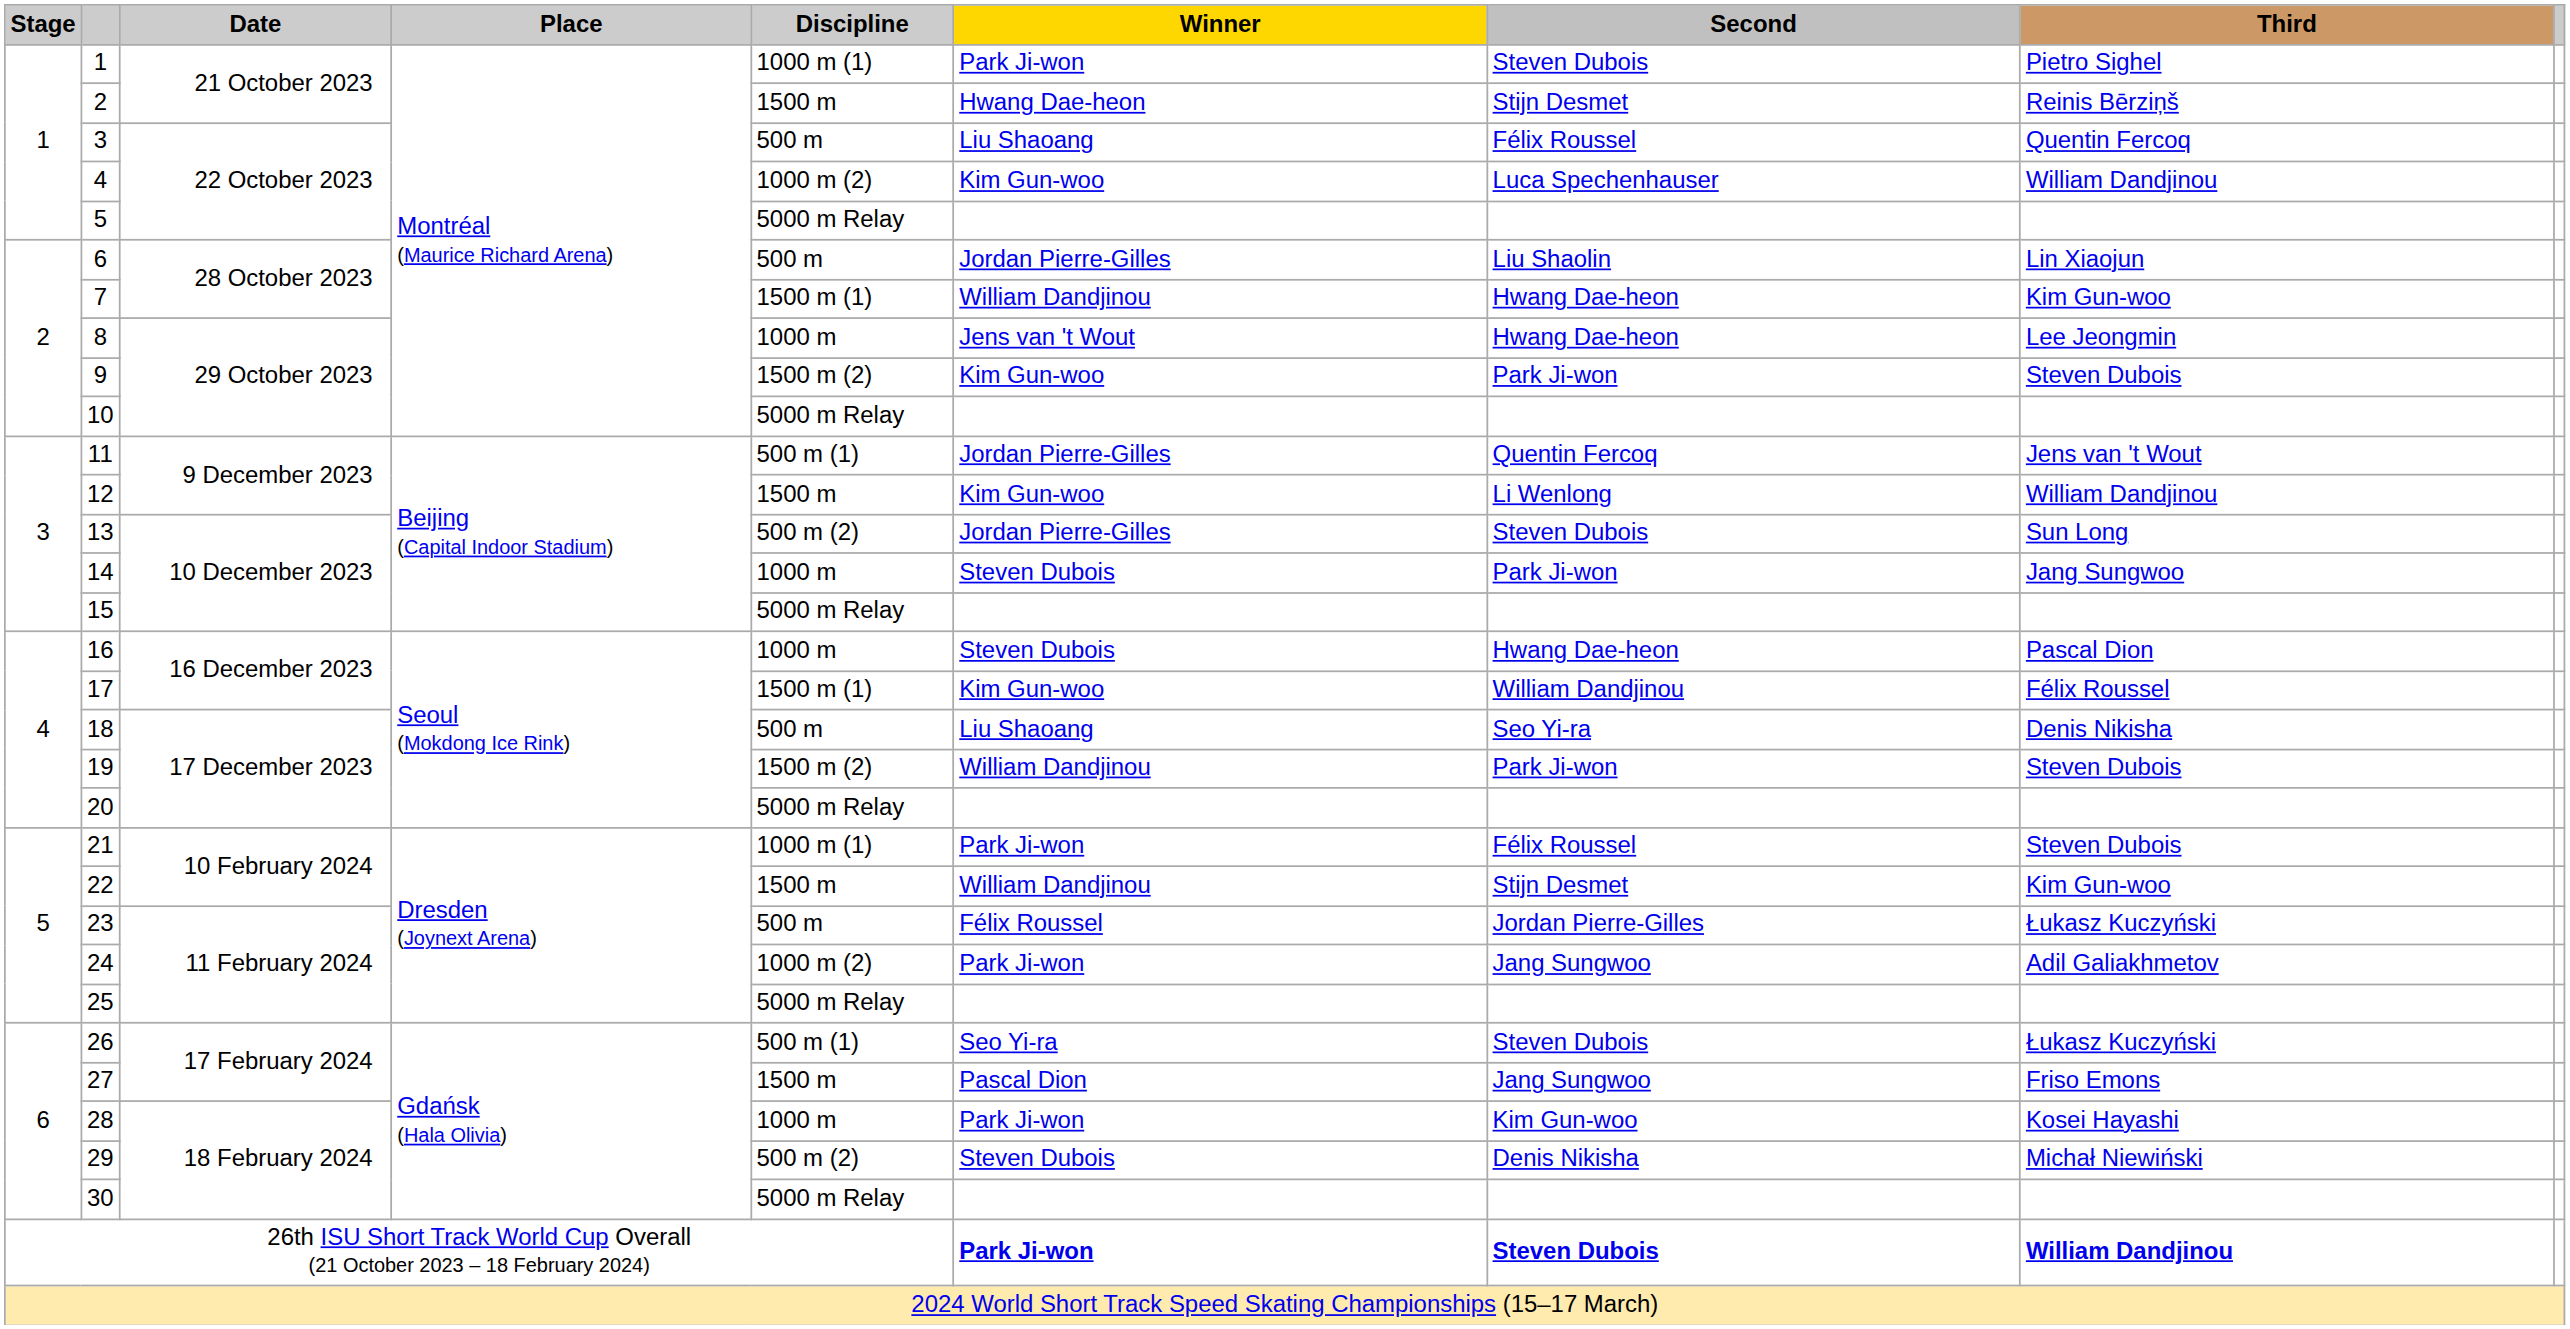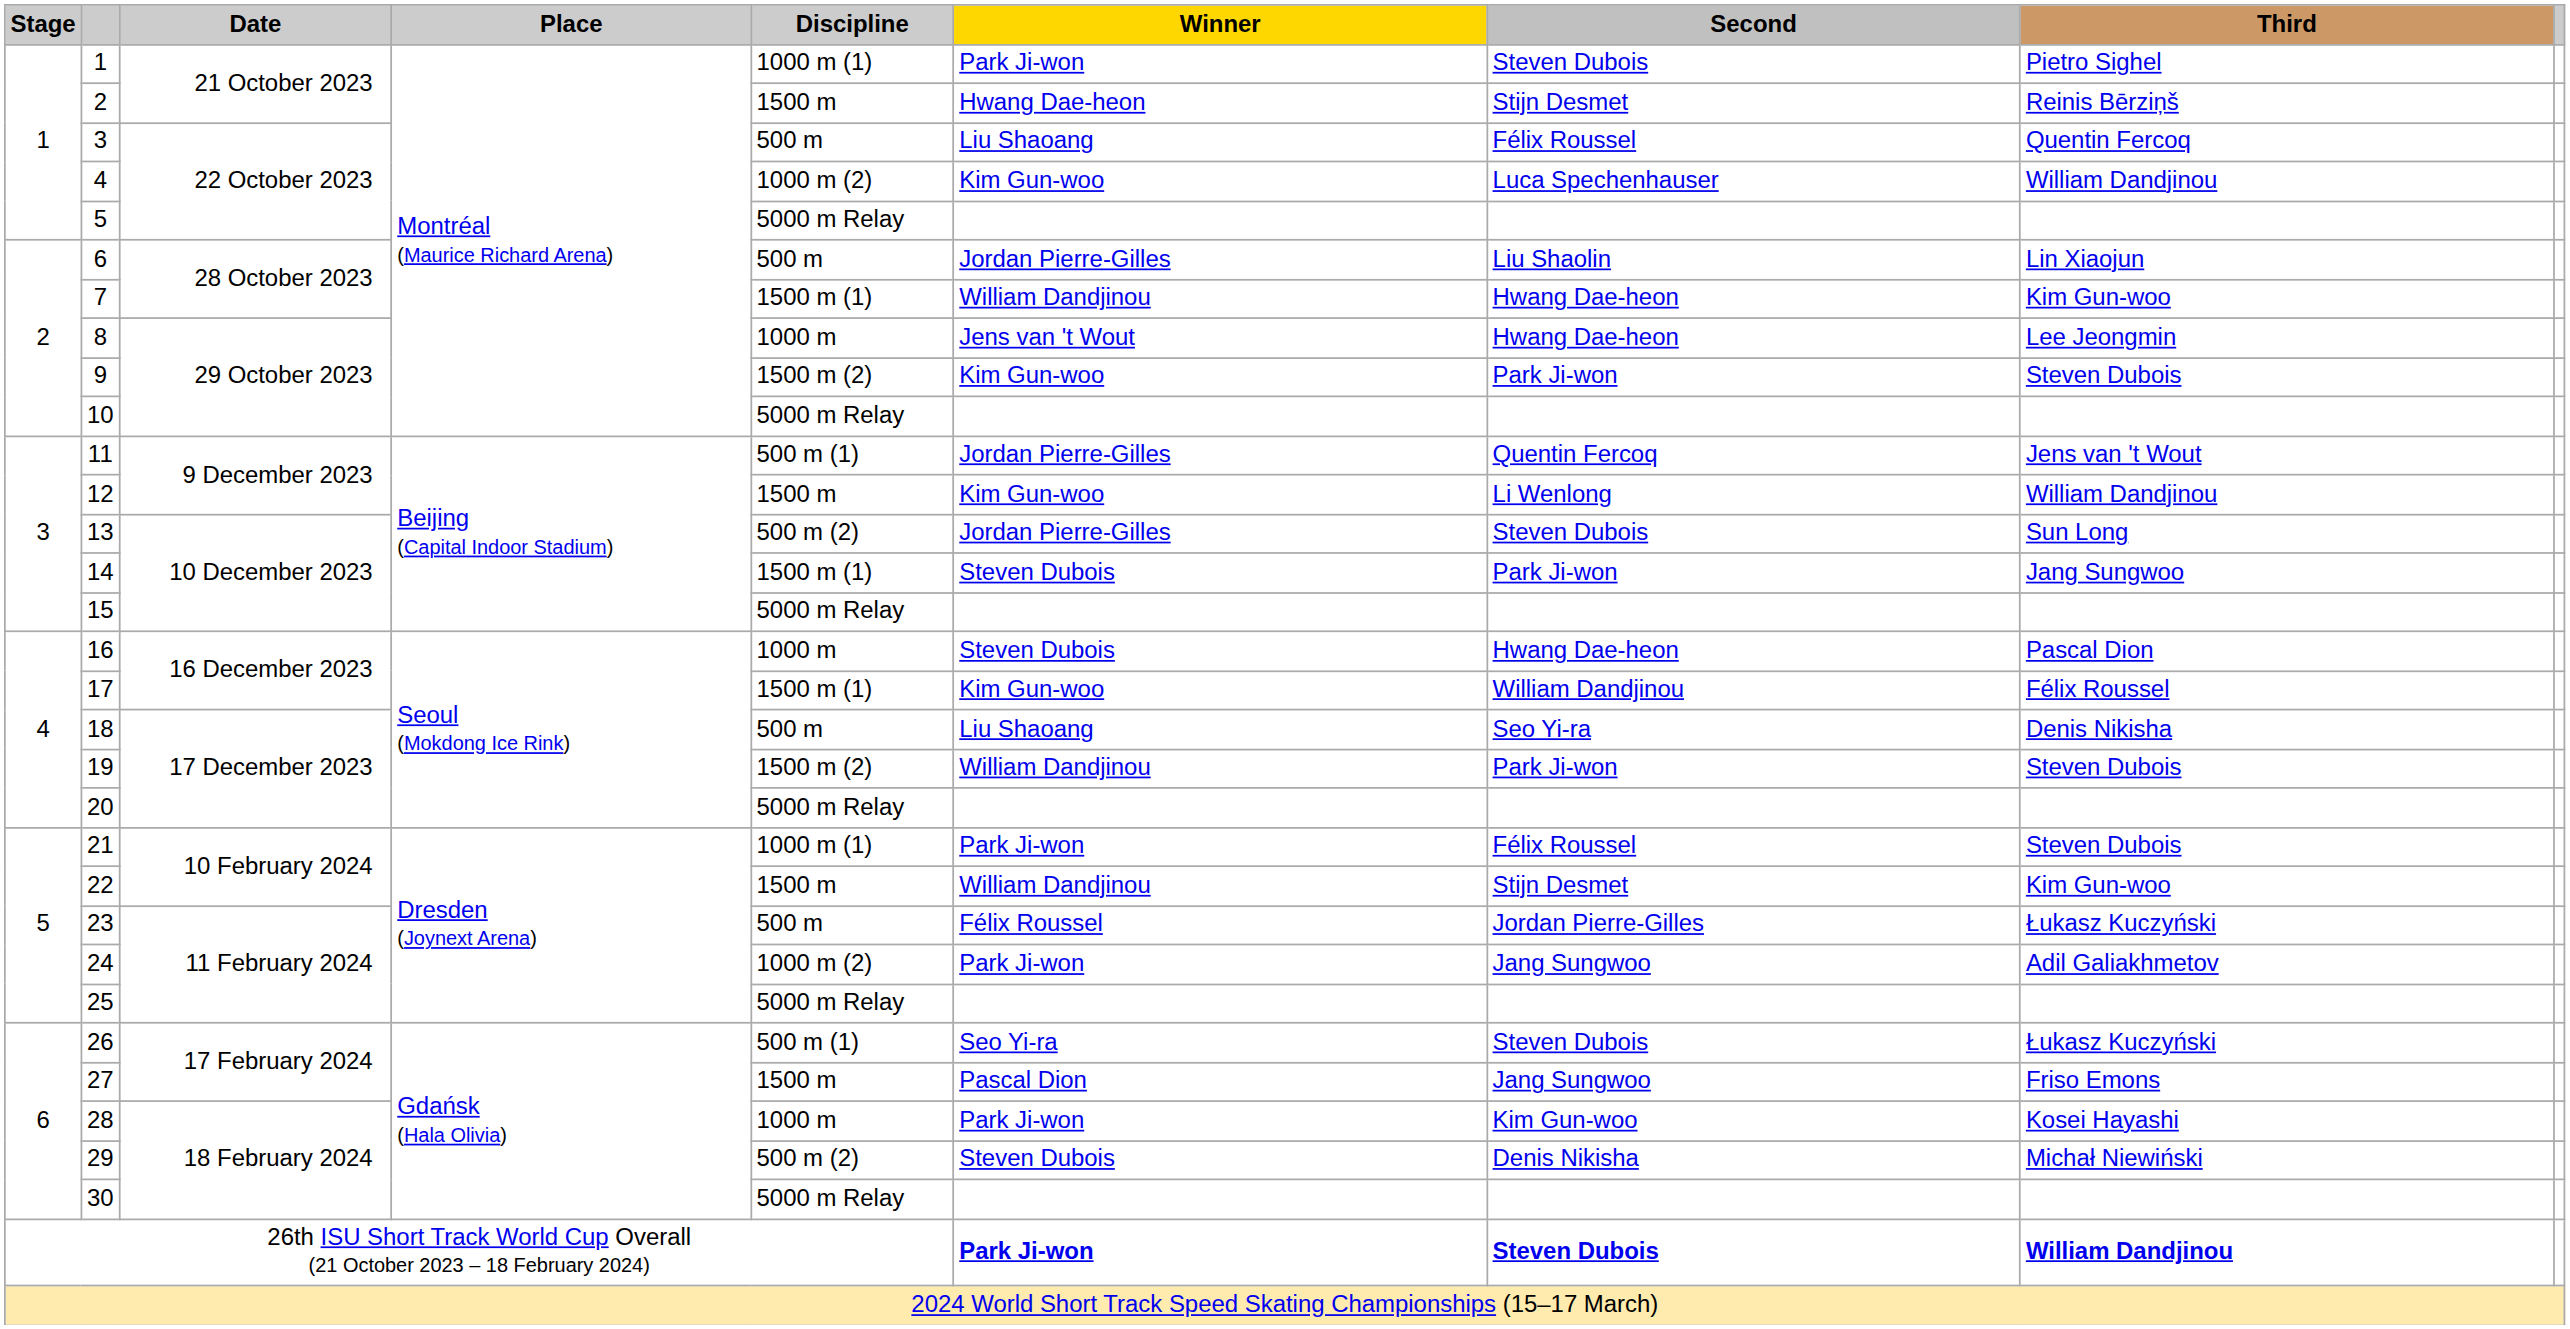(796, 571) 1000 m -> (814, 571) 1500 m (1)
